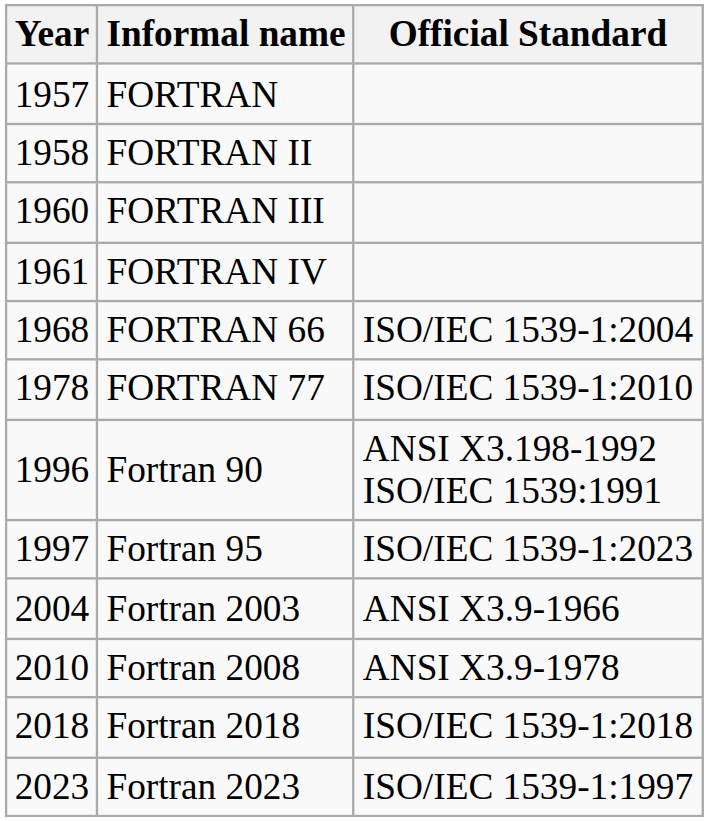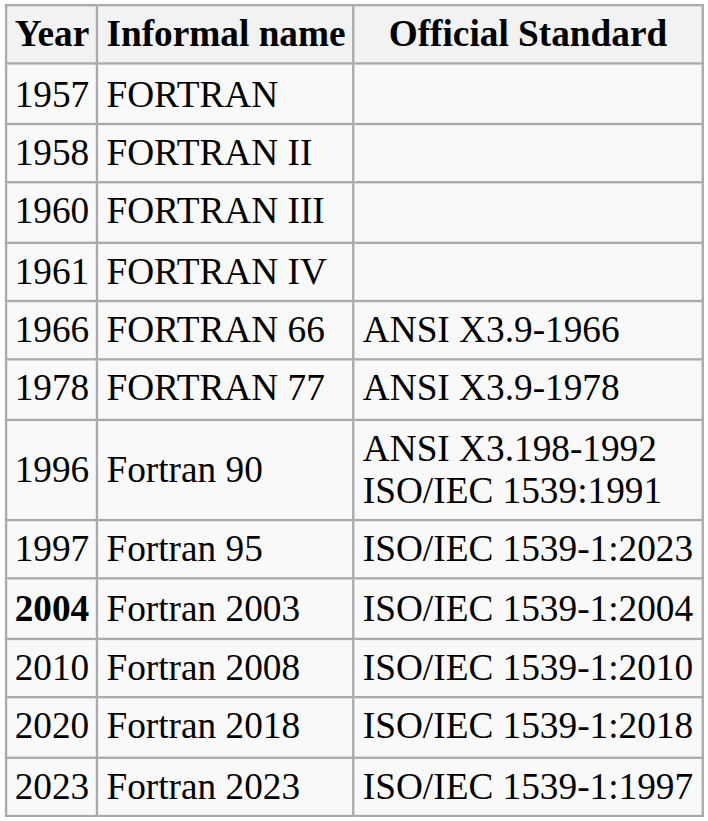(52, 329) 1968 -> (52, 329) 1966
(528, 329) ISO/IEC 1539-1:2004 -> (491, 329) ANSI X3.9-1966
(528, 388) ISO/IEC 1539-1:2010 -> (491, 388) ANSI X3.9-1978
(52, 608) normal -> (52, 608) bold
(491, 608) ANSI X3.9-1966 -> (528, 608) ISO/IEC 1539-1:2004
(491, 667) ANSI X3.9-1978 -> (528, 667) ISO/IEC 1539-1:2010
(52, 726) 2018 -> (52, 726) 2020
